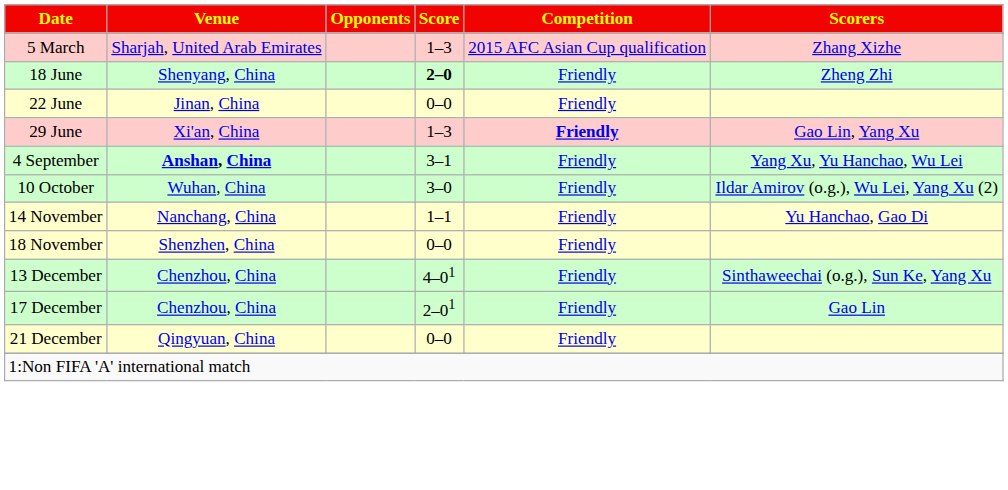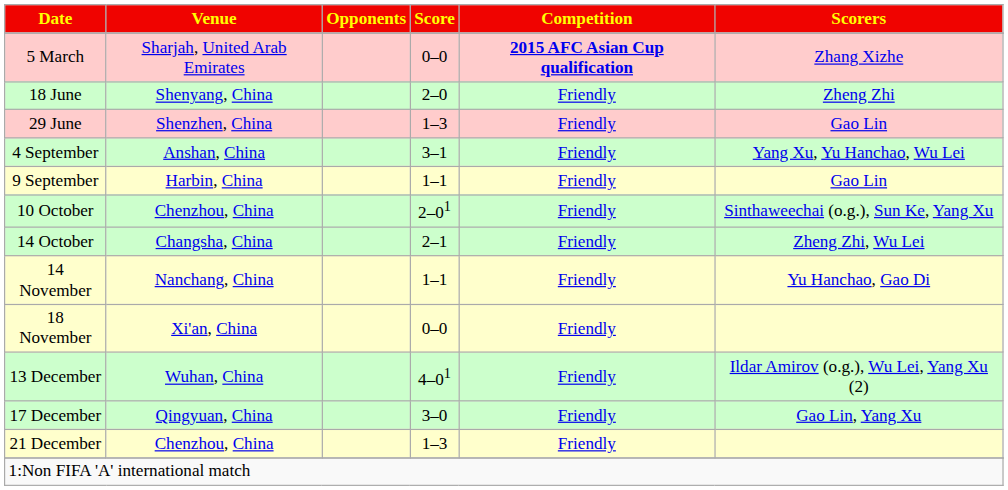(439, 47) 1–3 -> (435, 57) 0–0
(587, 47) normal -> (587, 57) bold
(439, 75) bold -> (435, 95) normal
- row: (56, 103)
(217, 132) Xi'an, China -> (214, 124) Shenzhen, China
(587, 132) bold -> (587, 124) normal
(857, 132) Gao Lin, Yang Xu -> (859, 124) Gao Lin
(217, 160) bold -> (214, 152) normal
+ row: (55, 180)
(217, 188) Wuhan, China -> (214, 211) Chenzhou, China
(439, 188) 3–0 -> (435, 211) 2–01
(857, 188) Ildar Amirov (o.g.), Wu Lei, Yang Xu (2) -> (859, 211) Sinthaweechai (o.g.), Sun Ke, Yang Xu
+ row: (55, 241)
(217, 245) Shenzhen, China -> (214, 328) Xi'an, China
(217, 275) Chenzhou, China -> (214, 376) Wuhan, China
(857, 275) Sinthaweechai (o.g.), Sun Ke, Yang Xu -> (859, 376) Ildar Amirov (o.g.), Wu Lei, Yang Xu (2)
(217, 308) Chenzhou, China -> (214, 415) Qingyuan, China
(439, 308) 2–01 -> (435, 415) 3–0
(857, 308) Gao Lin -> (859, 415) Gao Lin, Yang Xu
(217, 338) Qingyuan, China -> (214, 443) Chenzhou, China
(439, 338) 0–0 -> (435, 443) 1–3
